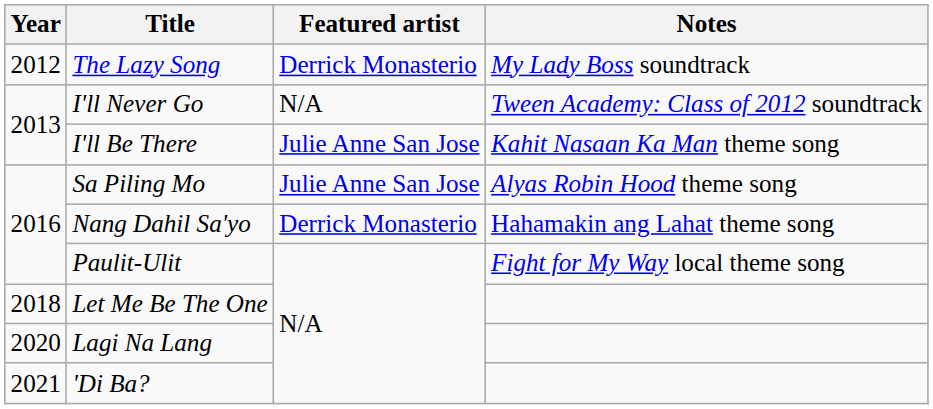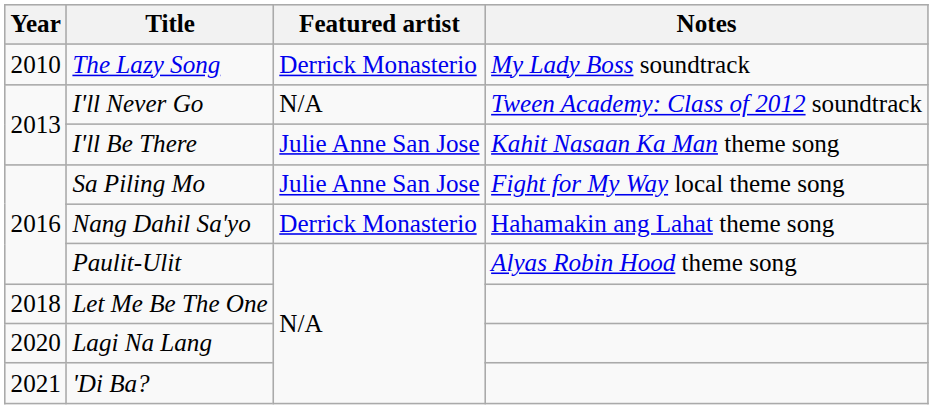(36, 64) 2012 -> (36, 64) 2010
(644, 183) Alyas Robin Hood theme song -> (668, 183) Fight for My Way local theme song
(668, 263) Fight for My Way local theme song -> (644, 263) Alyas Robin Hood theme song
